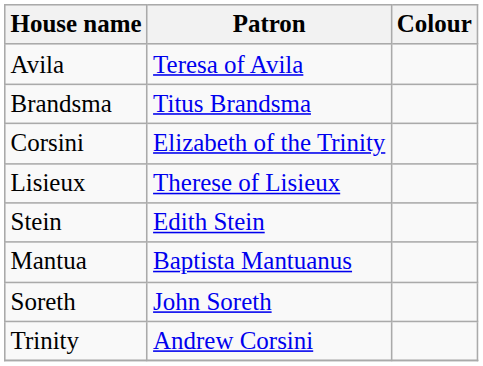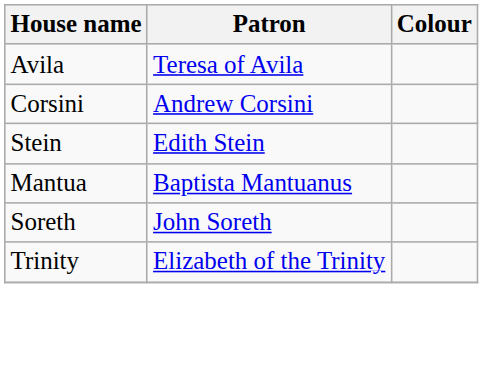- row: (61, 103)
(269, 143) Elizabeth of the Trinity -> (233, 103) Andrew Corsini
- row: (48, 182)
(233, 340) Andrew Corsini -> (269, 261) Elizabeth of the Trinity
